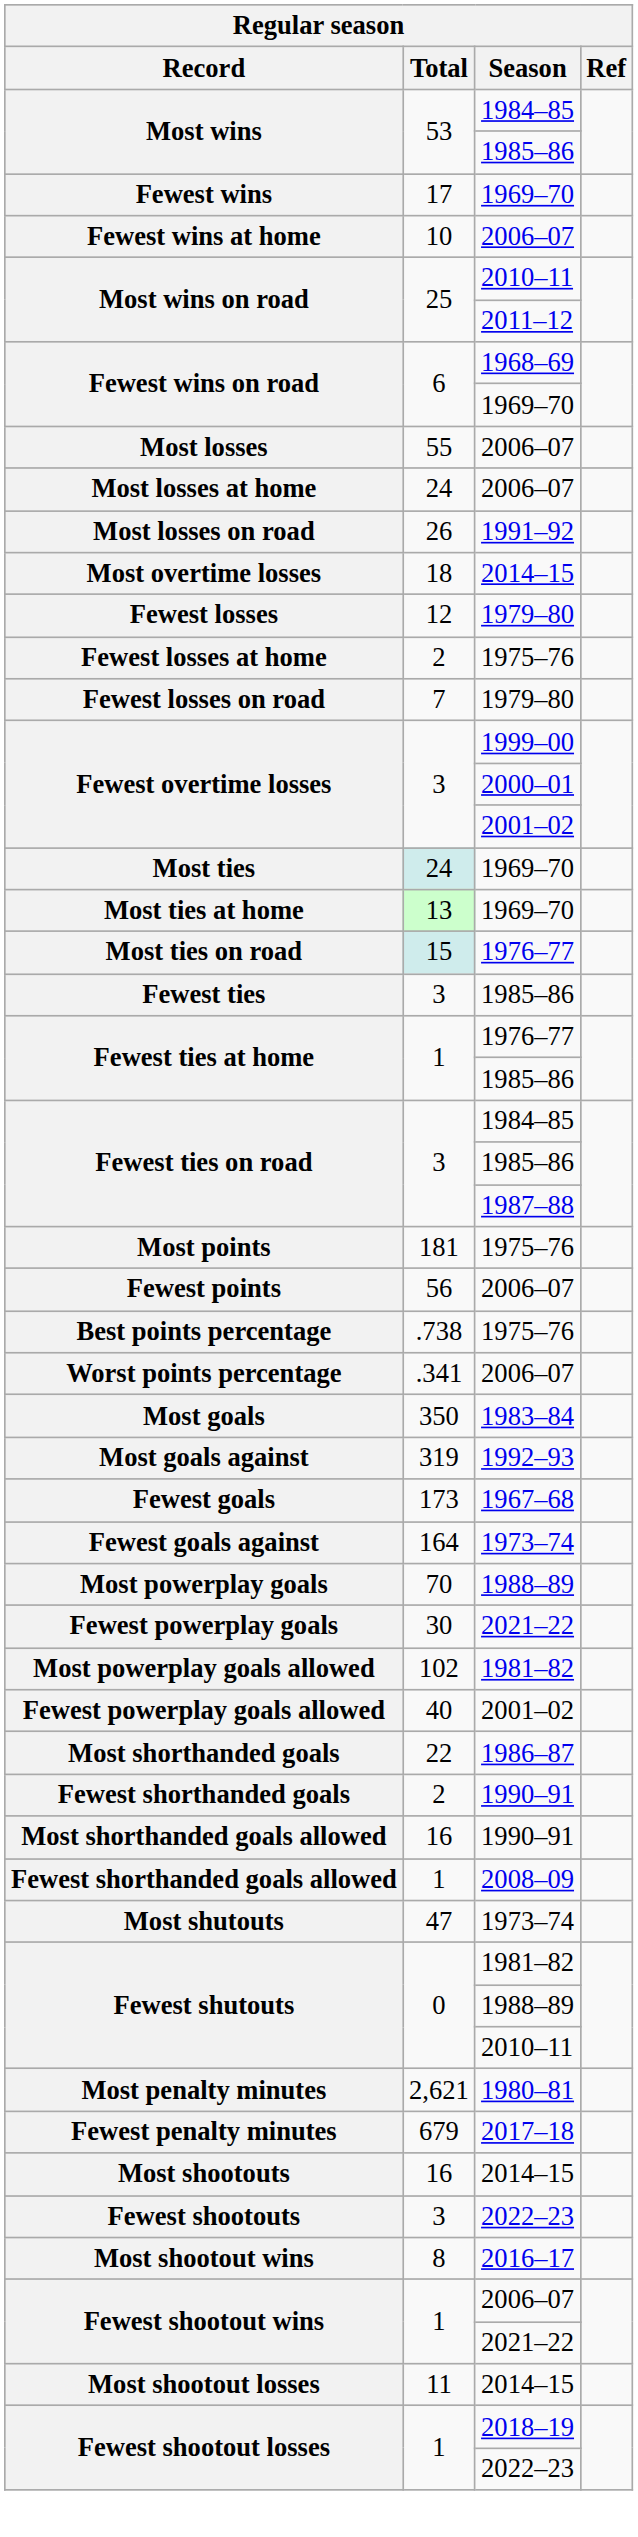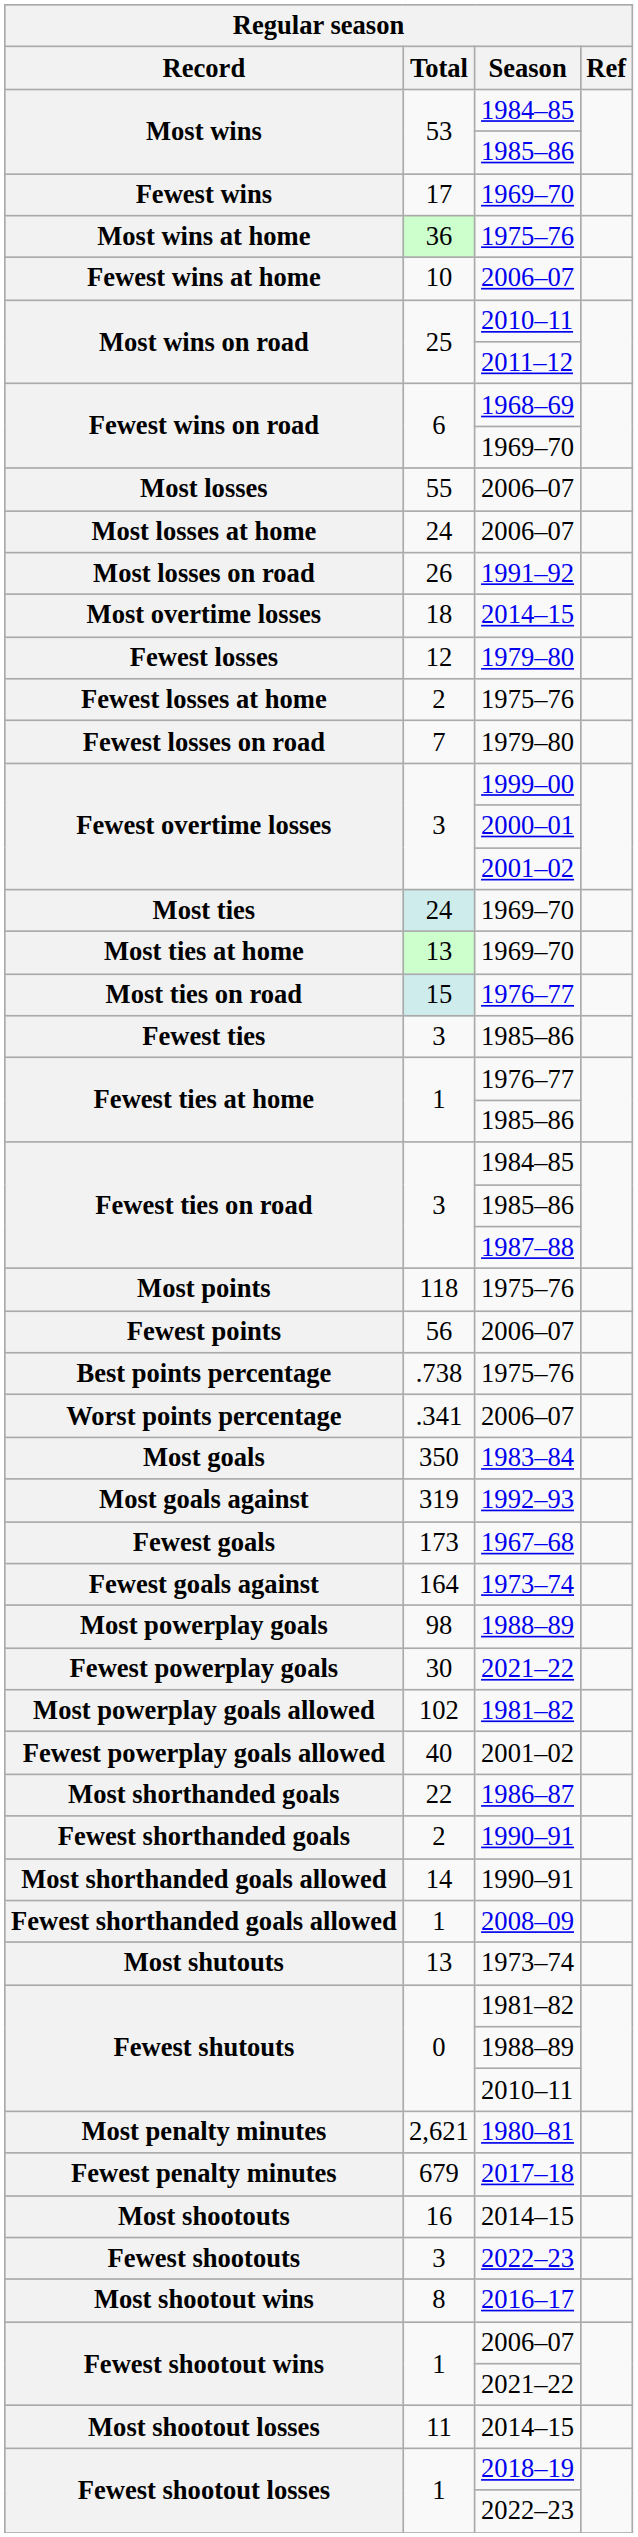+ row: (204, 236)
(439, 1247) 181 -> (439, 1289) 118
(439, 1584) 70 -> (439, 1626) 98
(439, 1836) 16 -> (439, 1878) 14
(439, 1921) 47 -> (439, 1963) 13
